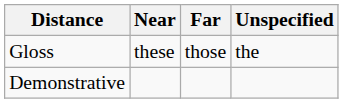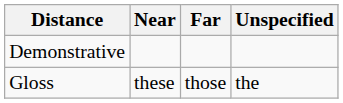rows swapped: (67, 82) <-> (32, 51)
